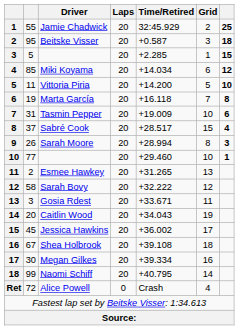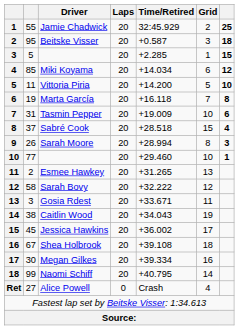(155, 128) +28.517 -> (155, 128) +28.518
(31, 216) 20 -> (31, 216) 38
(31, 289) 72 -> (31, 289) 27
